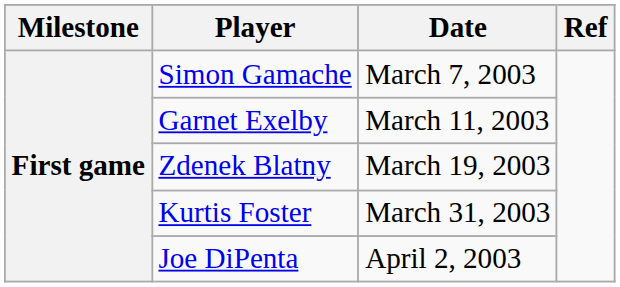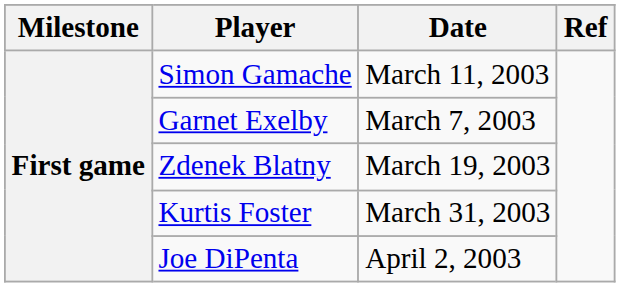(451, 73) March 7, 2003 -> (457, 73) March 11, 2003
(457, 119) March 11, 2003 -> (451, 119) March 7, 2003
